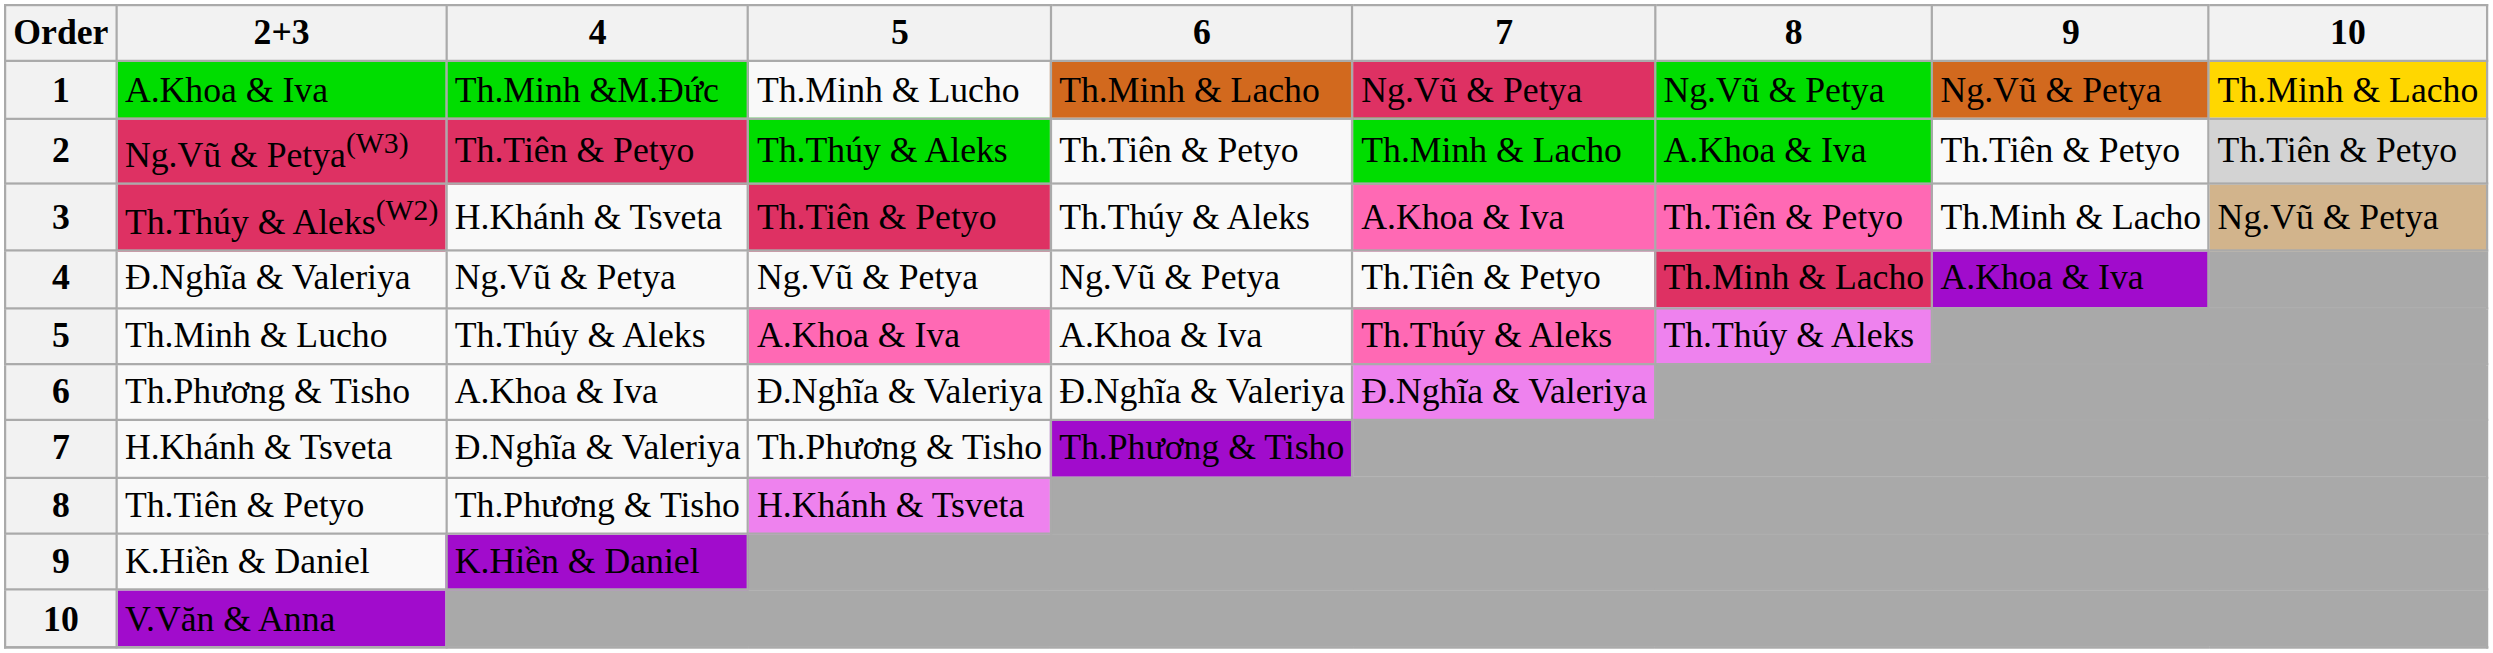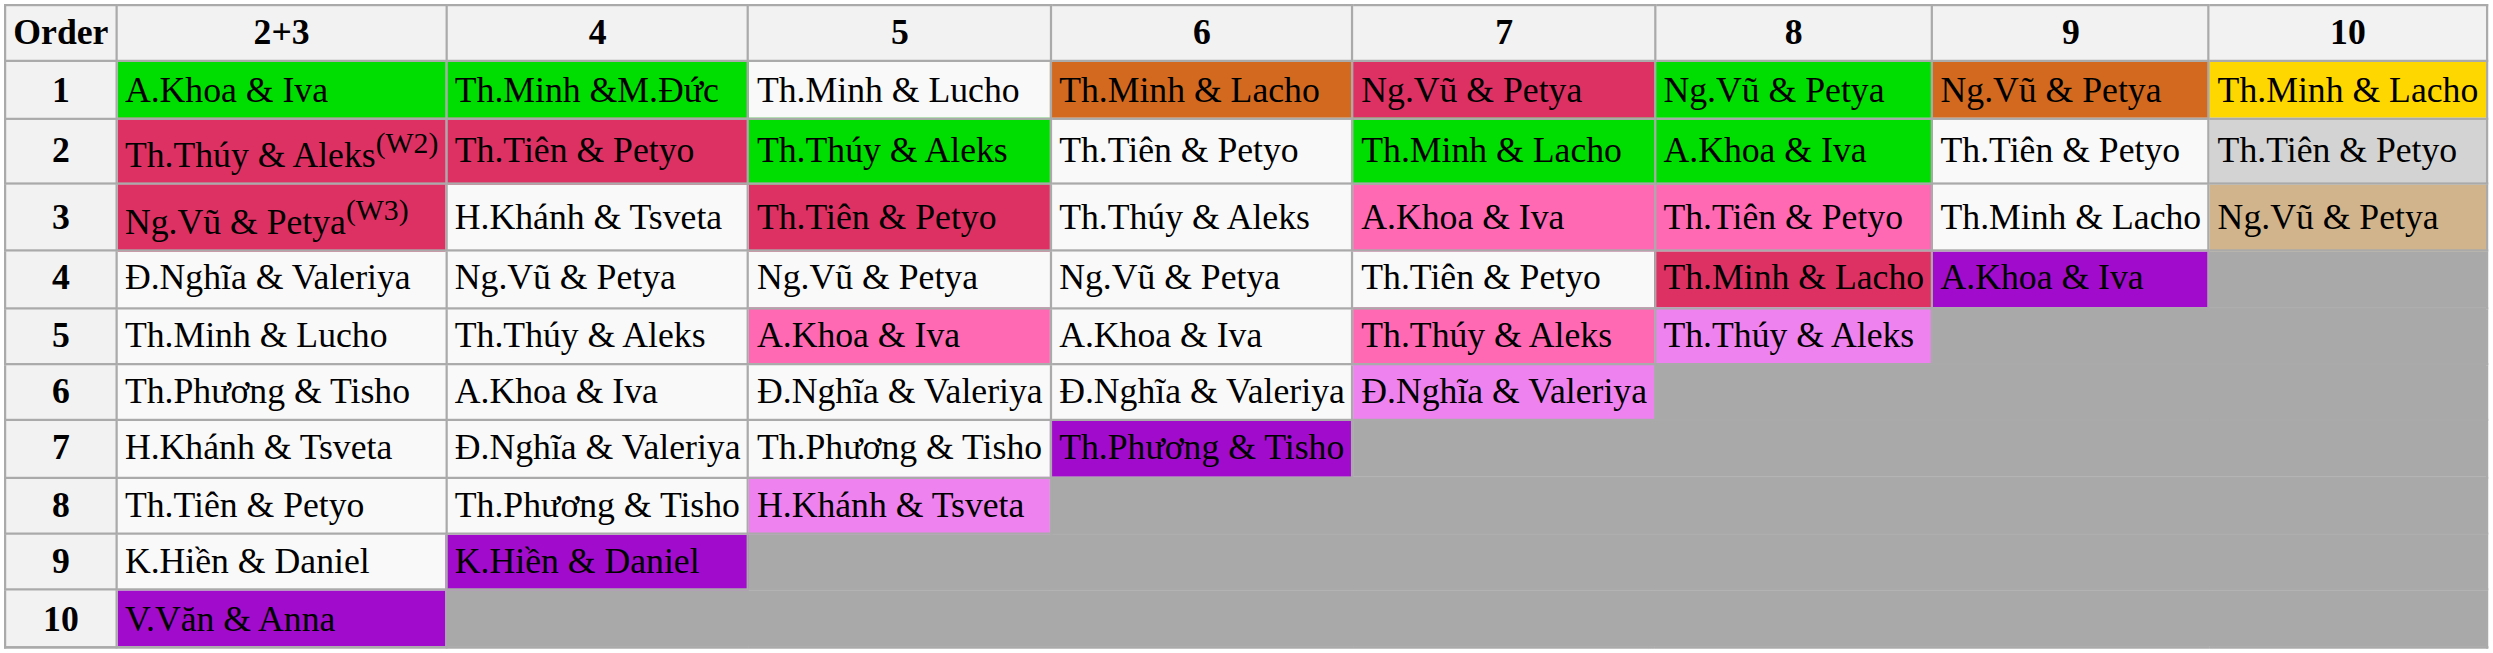(267, 150) Ng.Vũ & Petya(W3) -> (282, 150) Th.Thúy & Aleks(W2)
(282, 217) Th.Thúy & Aleks(W2) -> (267, 217) Ng.Vũ & Petya(W3)
